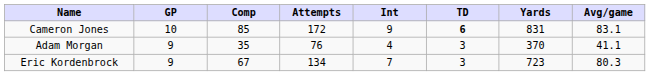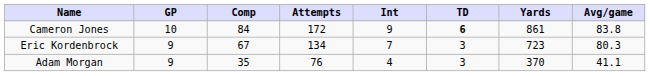(244, 29) 85 -> (244, 29) 84
(536, 29) 831 -> (536, 29) 861
(609, 29) 83.1 -> (609, 29) 83.8
rows swapped: (69, 62) <-> (69, 46)
